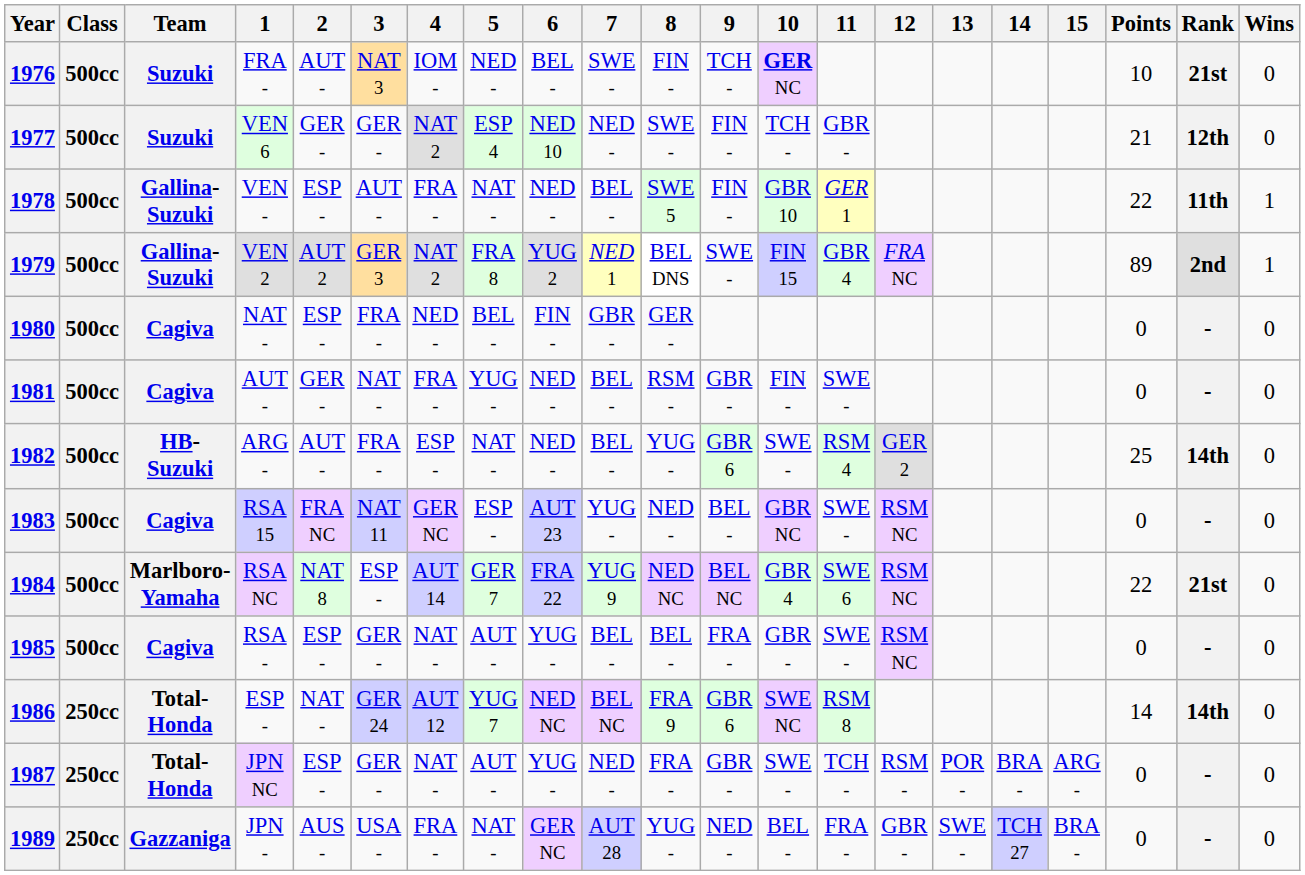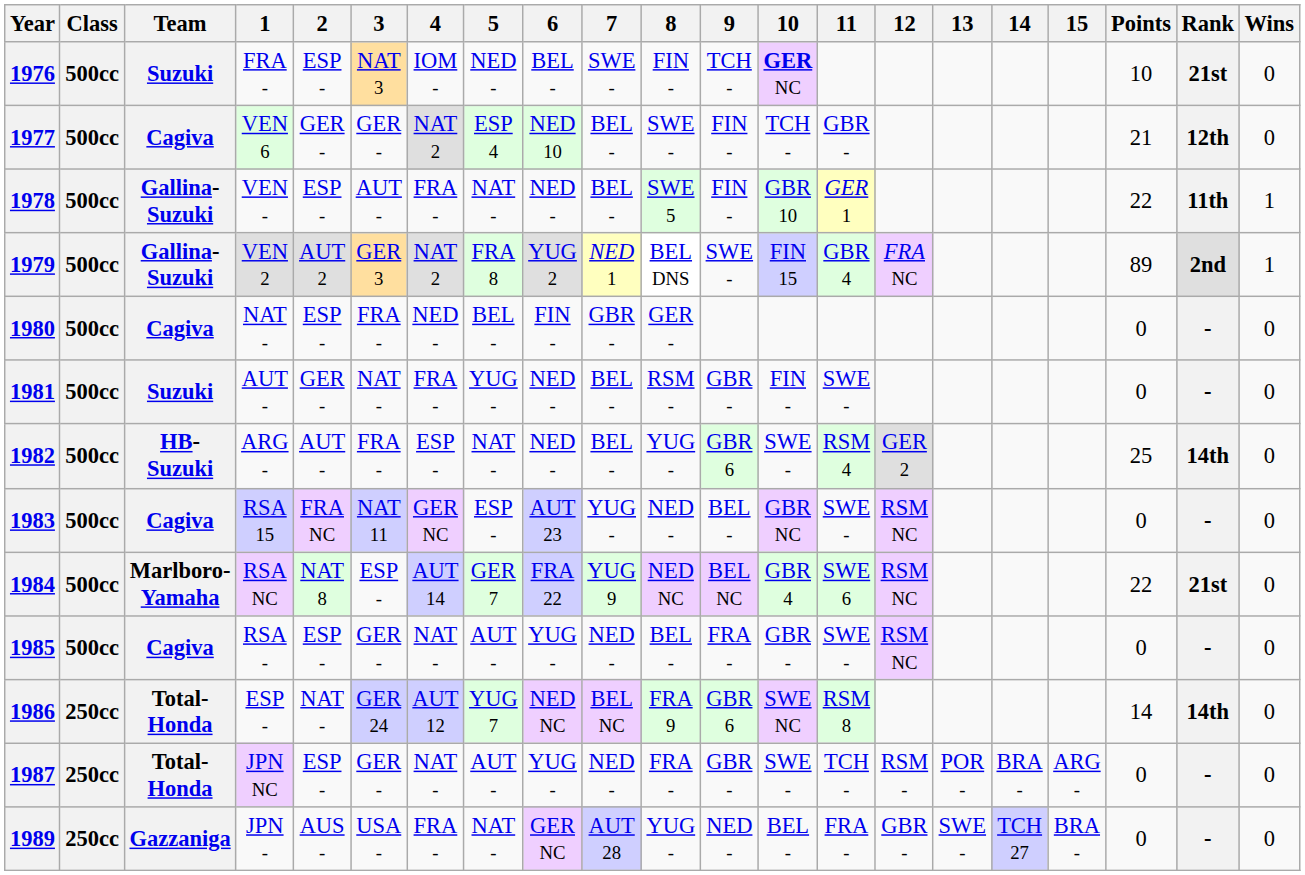(322, 73) AUT - -> (322, 73) ESP -
(180, 137) Suzuki -> (180, 137) Cagiva
(612, 137) NED - -> (612, 137) BEL -
(180, 392) Cagiva -> (180, 392) Suzuki
(612, 647) BEL - -> (612, 647) NED -
